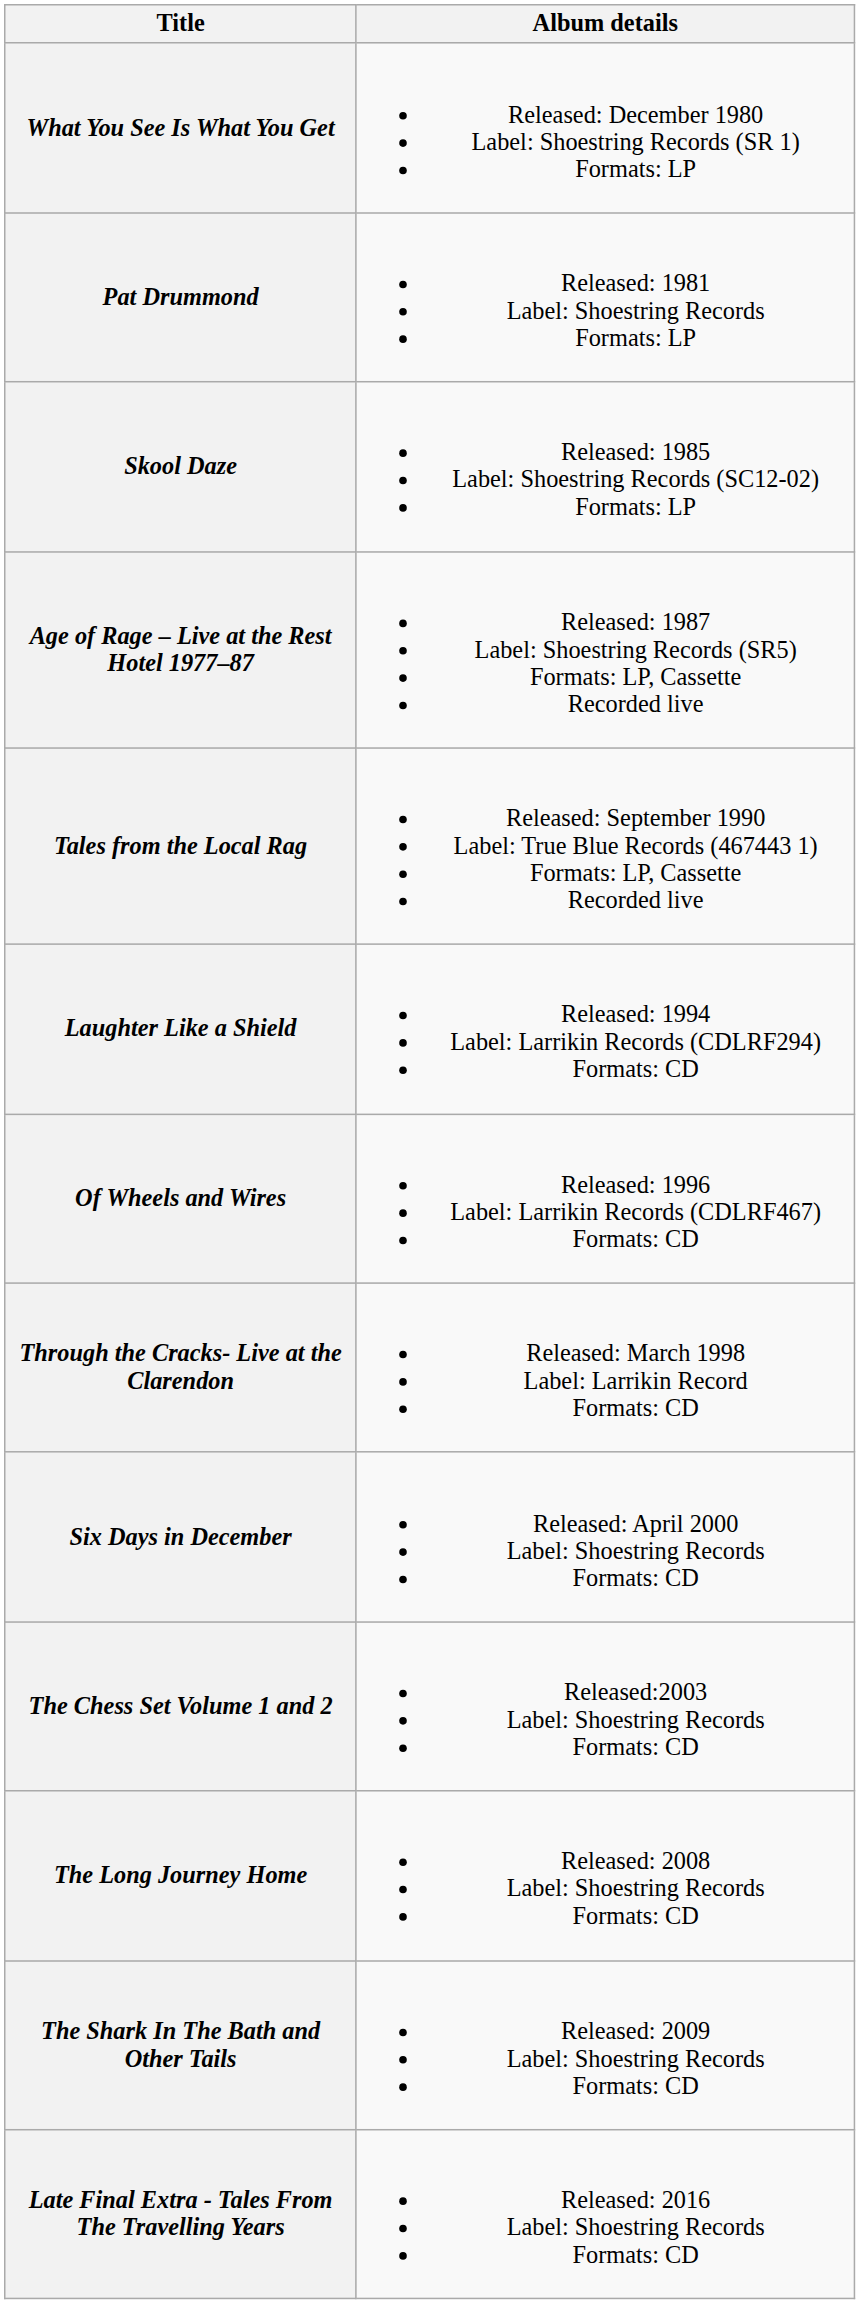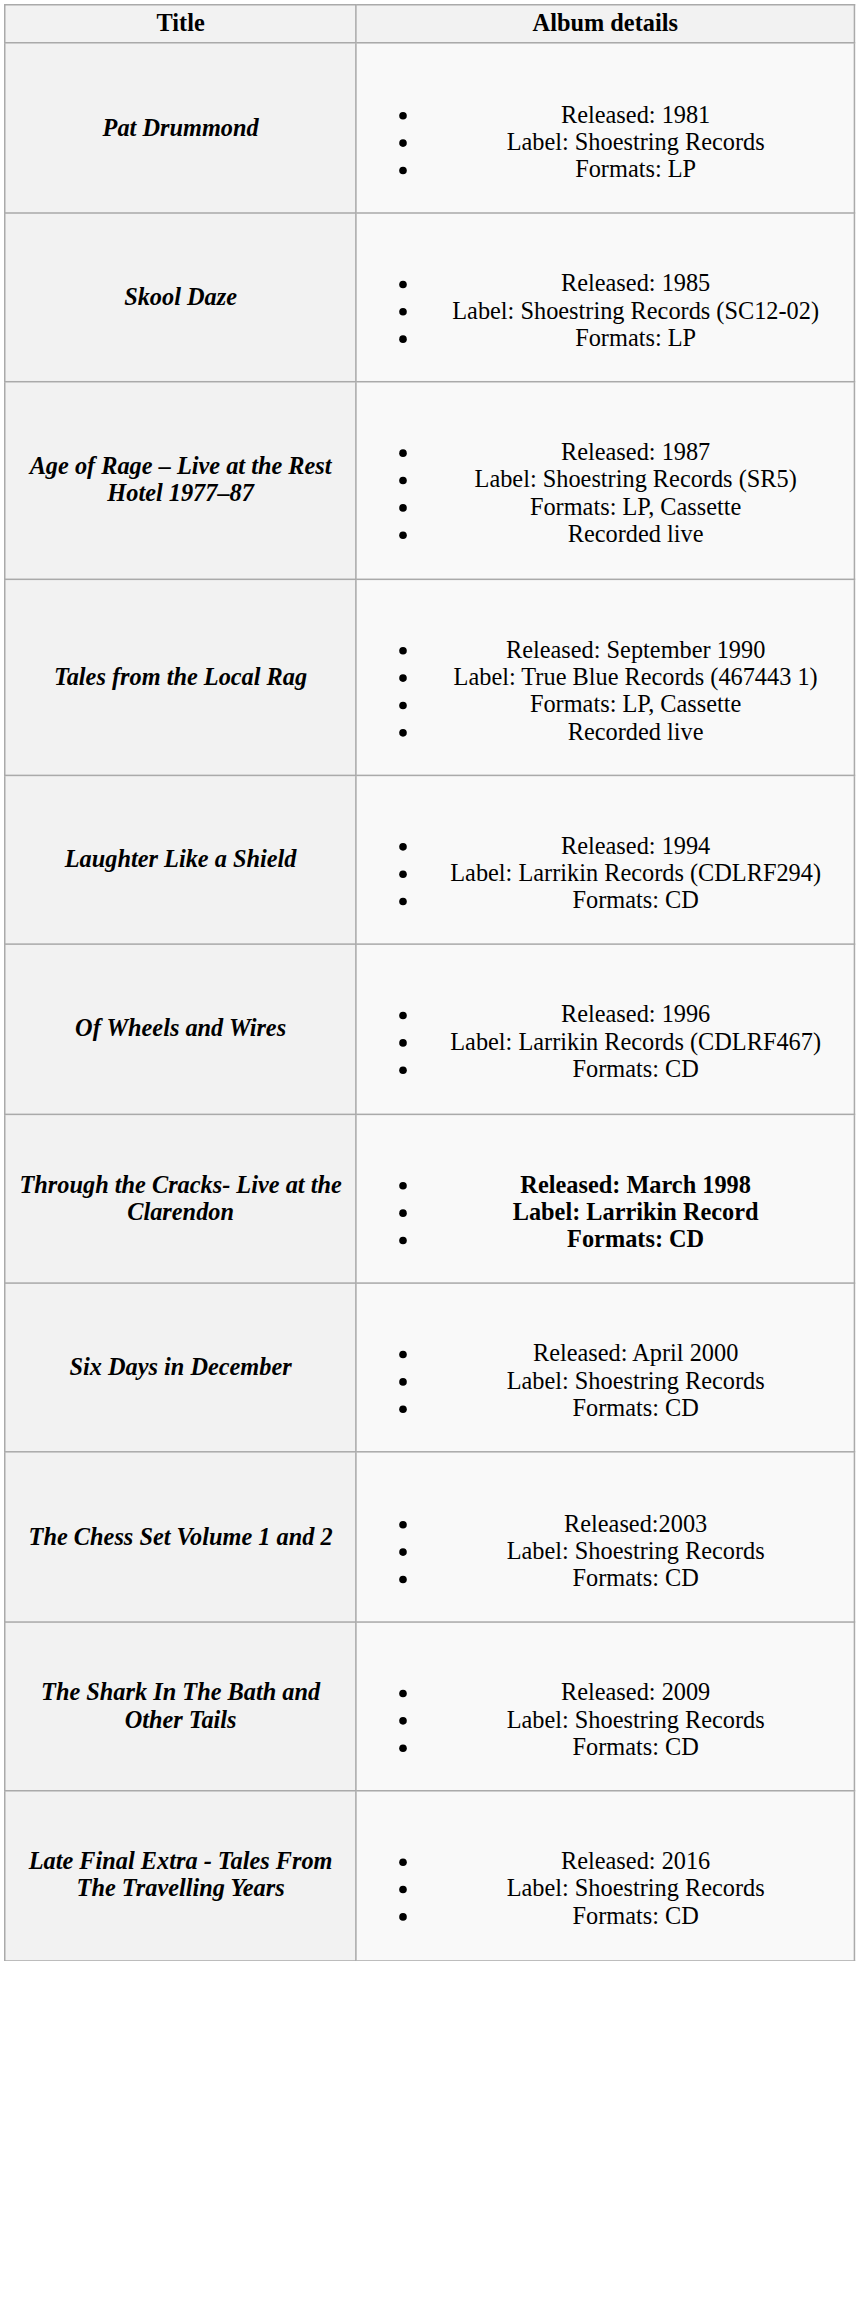- row: (181, 127)
(605, 1381) normal -> (605, 1212) bold
- row: (181, 1875)
